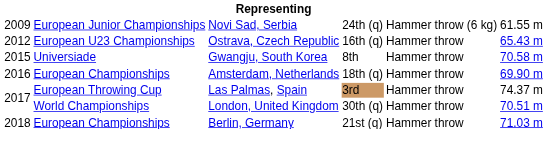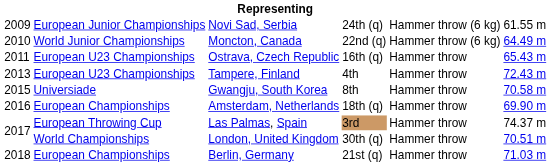+ row: (255, 41)
(17, 41) 2012 -> (17, 57) 2011
+ row: (254, 74)
